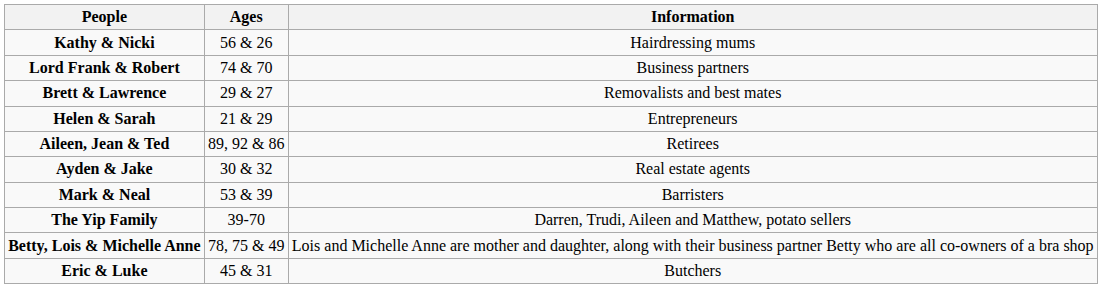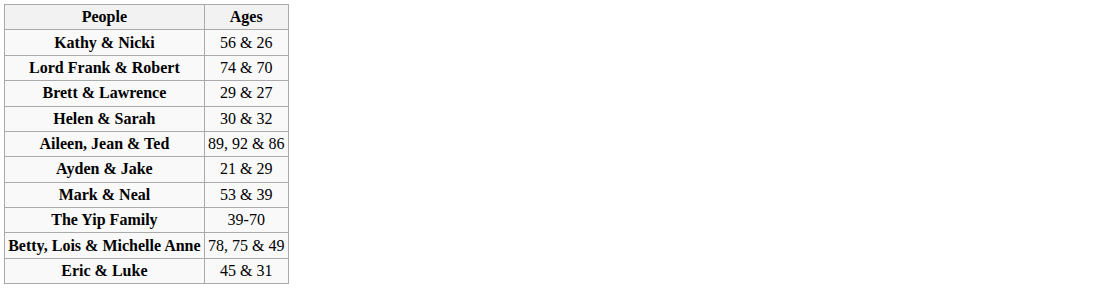- column: (693, 17)
(246, 118) 21 & 29 -> (246, 118) 30 & 32
(246, 169) 30 & 32 -> (246, 169) 21 & 29
